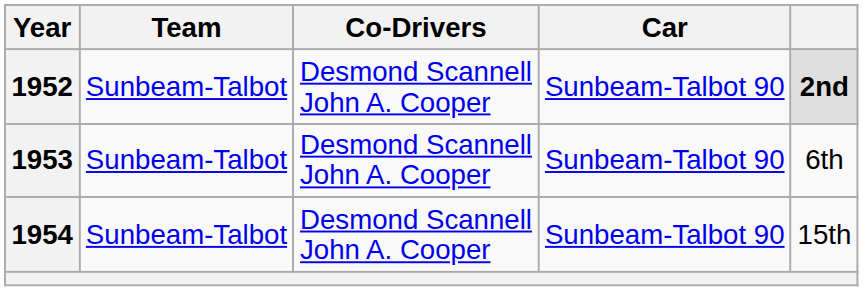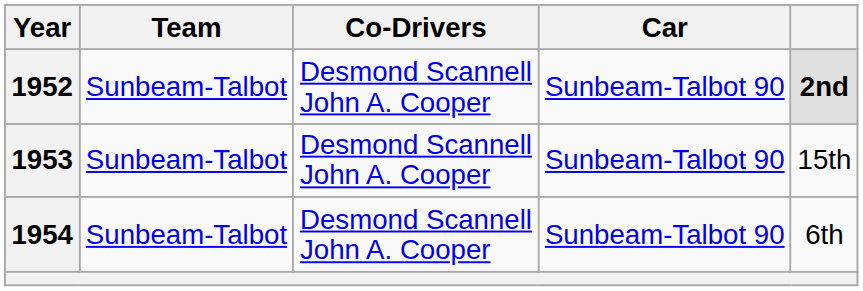(824, 161) 6th -> (824, 161) 15th
(824, 235) 15th -> (824, 235) 6th
